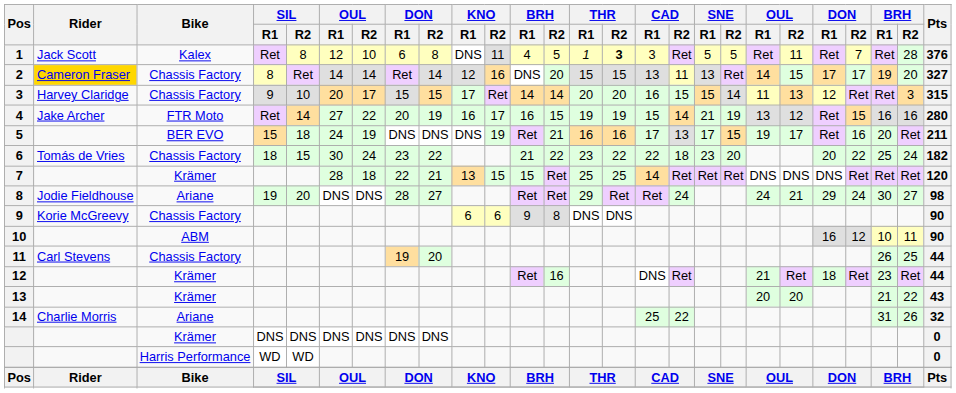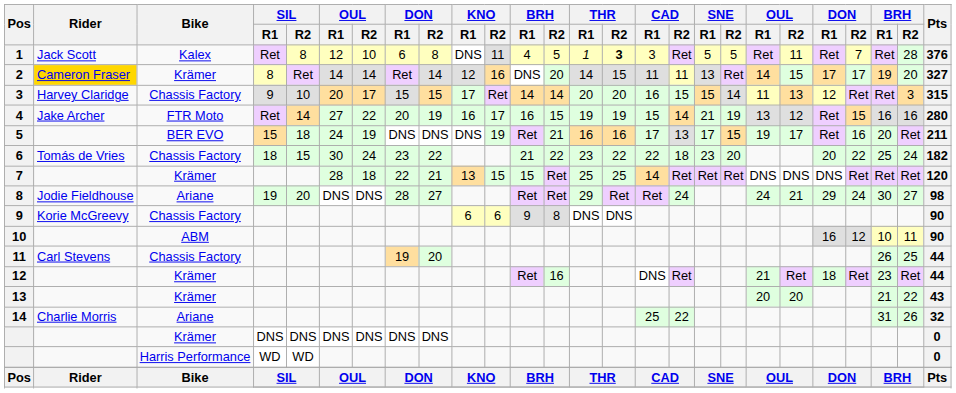(195, 75) Chassis Factory -> (195, 75) Krämer
(586, 75) 15 -> (586, 75) 14
(652, 75) 13 -> (652, 75) 11
